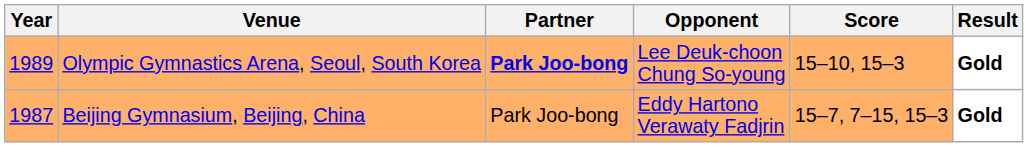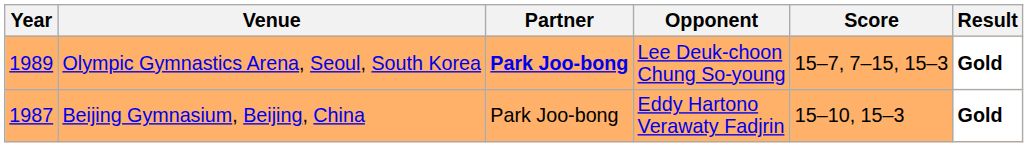(850, 63) 15–10, 15–3 -> (872, 63) 15–7, 7–15, 15–3
(872, 116) 15–7, 7–15, 15–3 -> (850, 116) 15–10, 15–3
